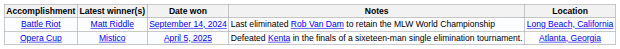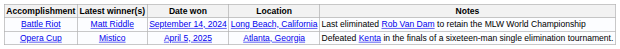columns swapped: (570, 11) <-> (377, 11)
